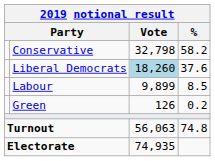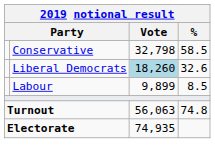(194, 50) 58.2 -> (194, 50) 58.5
(194, 68) 37.6 -> (194, 68) 32.6
- row: (29, 105)
